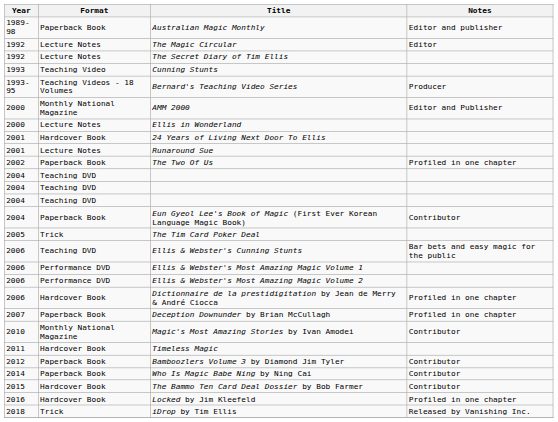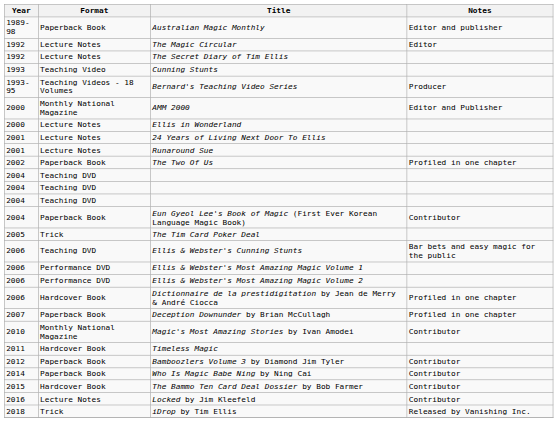(73, 138) Hardcover Book -> (70, 138) Lecture Notes
(73, 399) Hardcover Book -> (70, 399) Lecture Notes
(463, 399) Profiled in one chapter -> (435, 399) Contributor
